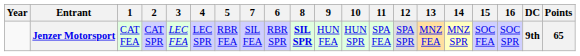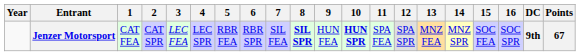columns swapped: (277, 12) <-> (252, 12)
(356, 35) normal -> (356, 35) bold
(559, 35) 65 -> (559, 35) 67
